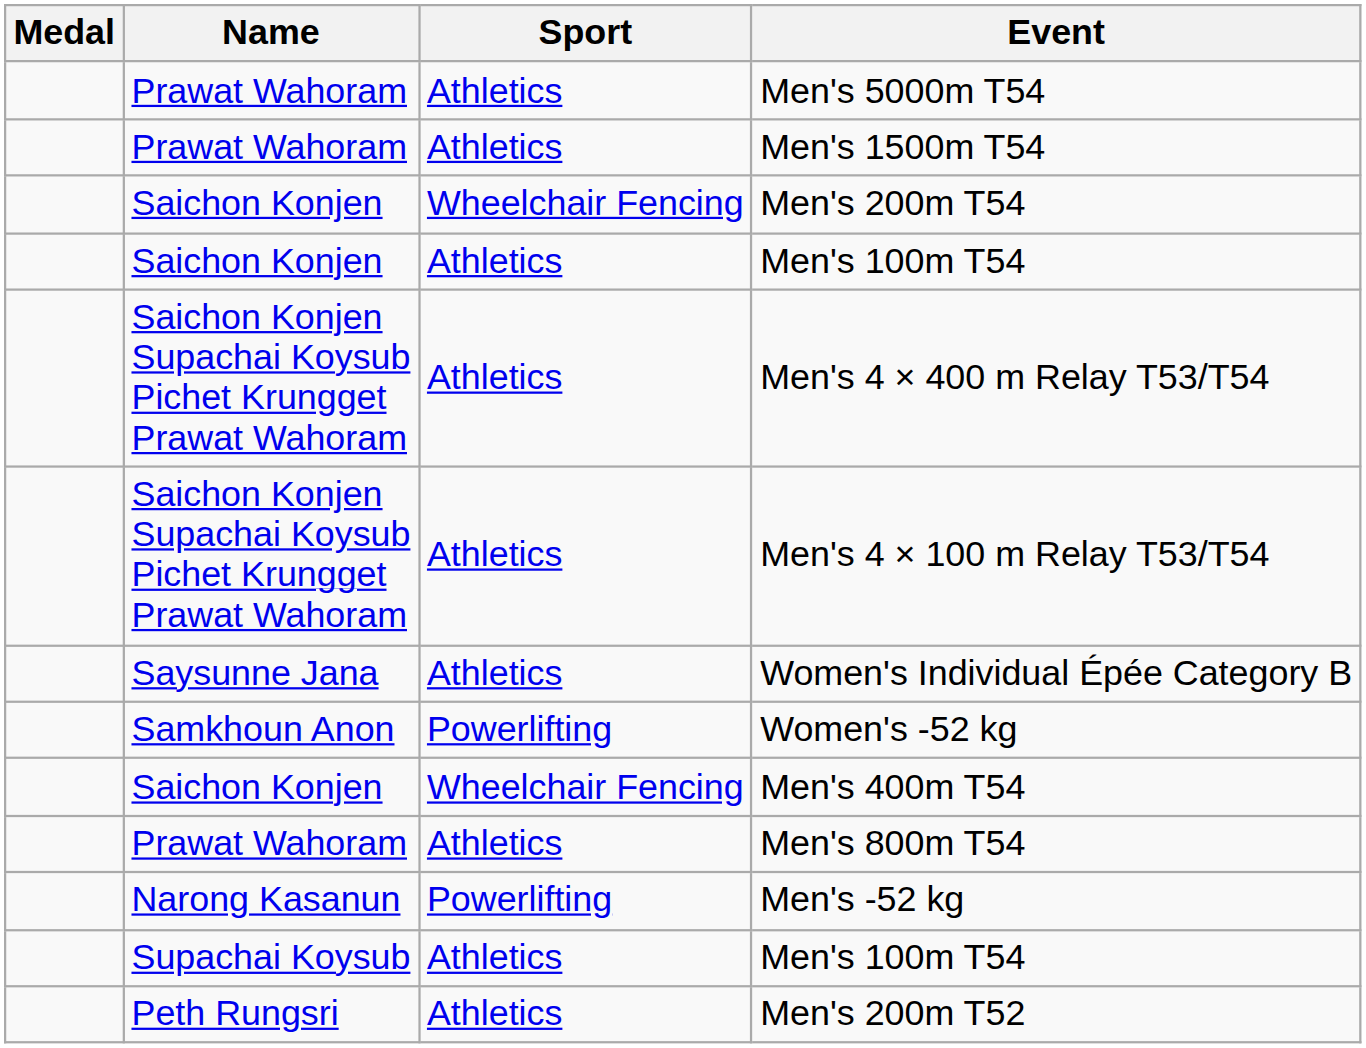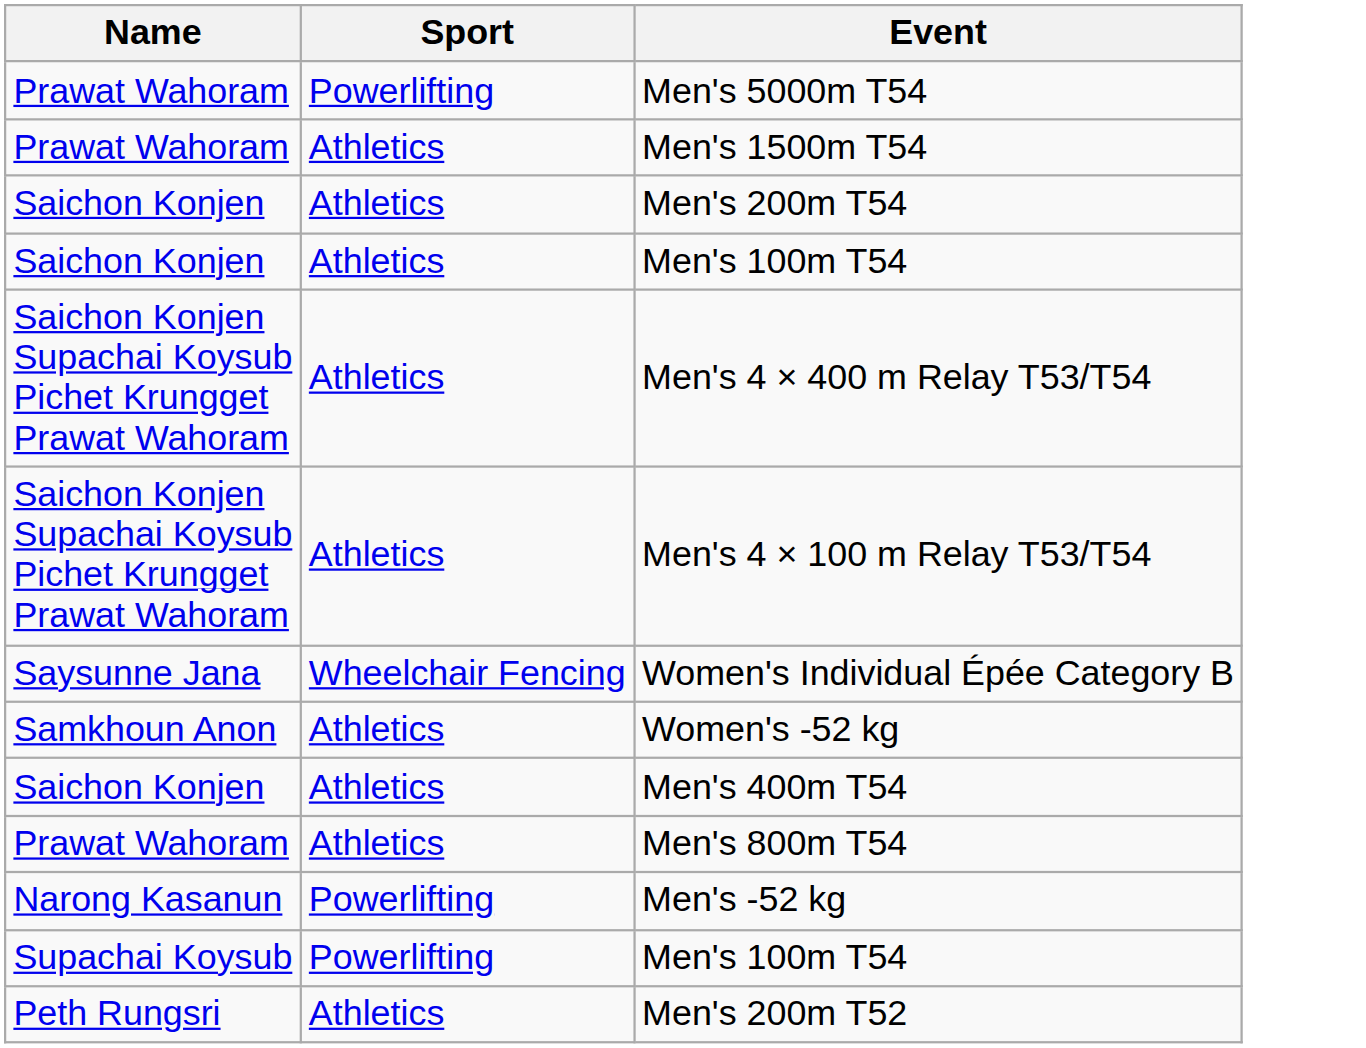- column: (64, 32)
(495, 89) Athletics -> (401, 89) Powerlifting
(585, 203) Wheelchair Fencing -> (377, 203) Athletics
(495, 672) Athletics -> (467, 672) Wheelchair Fencing
(520, 729) Powerlifting -> (377, 729) Athletics
(585, 786) Wheelchair Fencing -> (377, 786) Athletics
(495, 956) Athletics -> (401, 956) Powerlifting
